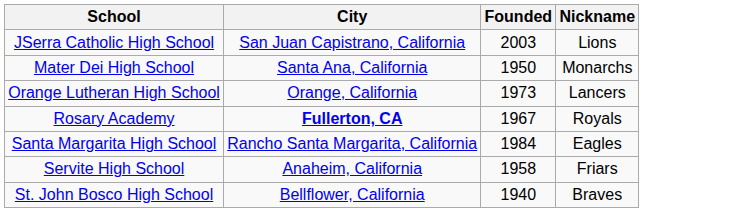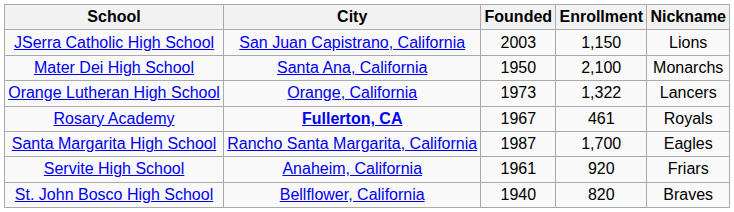+ column: (601, 17)
(518, 144) 1984 -> (518, 144) 1987
(518, 169) 1958 -> (518, 169) 1961
